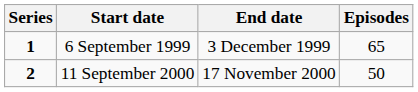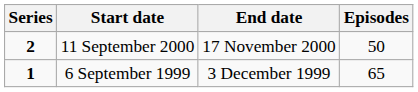rows swapped: (127, 45) <-> (127, 73)
